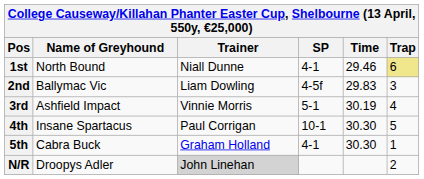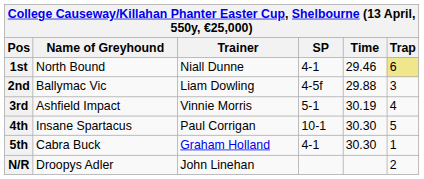(361, 86) 29.83 -> (361, 86) 29.88
(217, 164) lightgrey background -> (217, 164) no background
